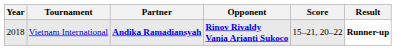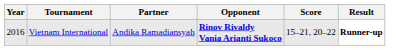(16, 32) 2018 -> (16, 32) 2016
(157, 32) bold -> (154, 32) normal
